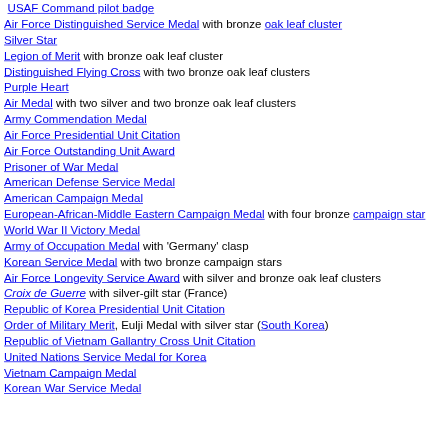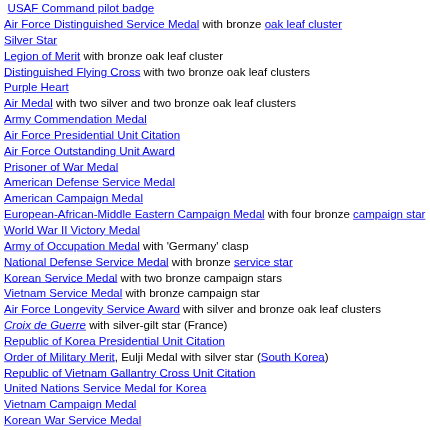+ row: (148, 262)
+ row: (132, 293)
